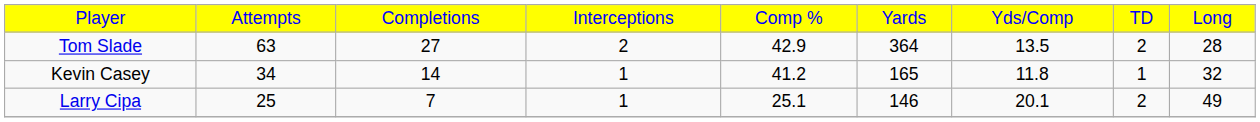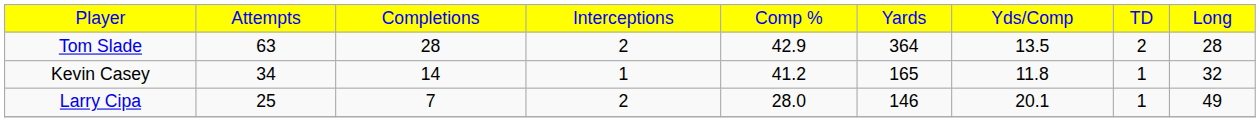(431, 46) 27 -> (431, 46) 28
(623, 102) 1 -> (623, 102) 2
(789, 102) 25.1 -> (789, 102) 28.0
(1142, 102) 2 -> (1142, 102) 1
